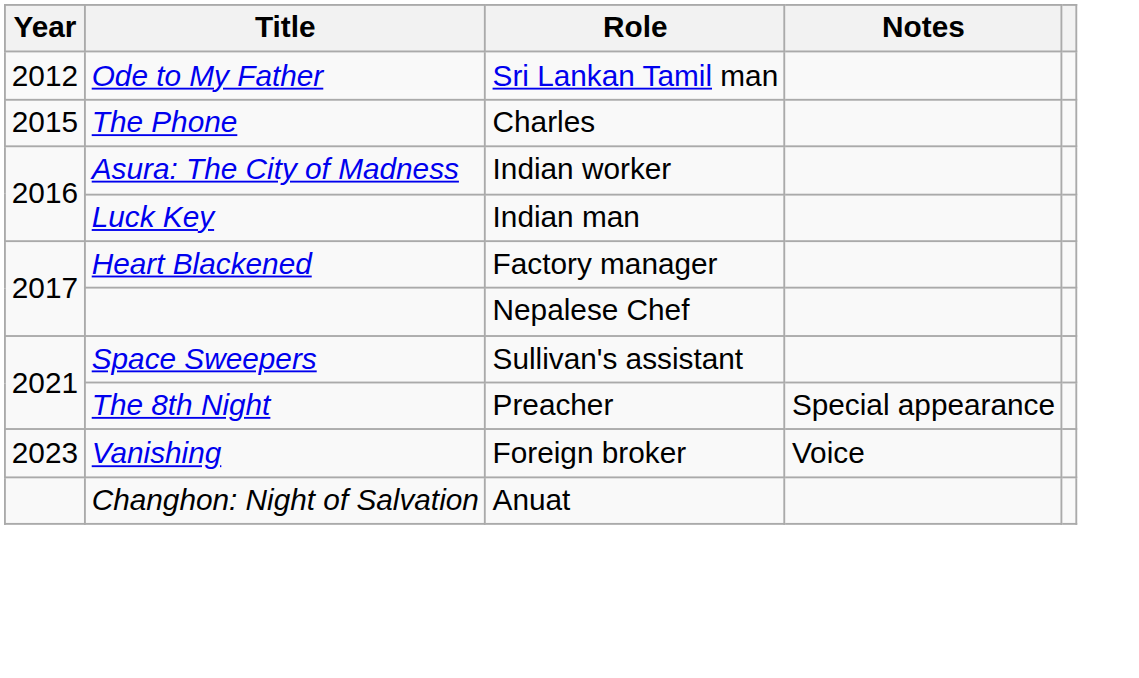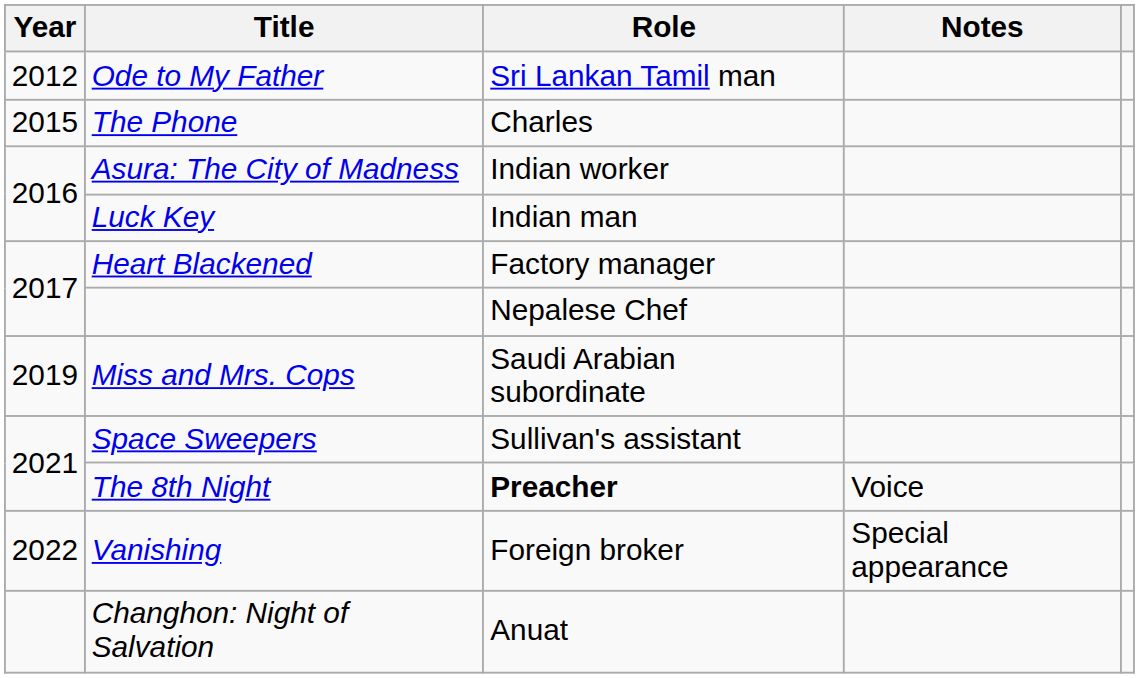+ row: (223, 375)
(553, 405) normal -> (554, 486) bold
(923, 405) Special appearance -> (888, 486) Voice
(45, 452) 2023 -> (45, 550) 2022
(828, 452) Voice -> (930, 550) Special appearance
